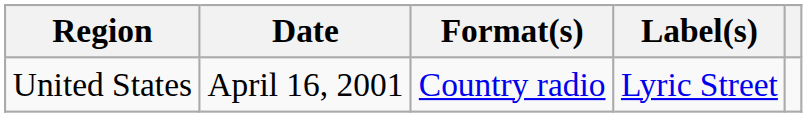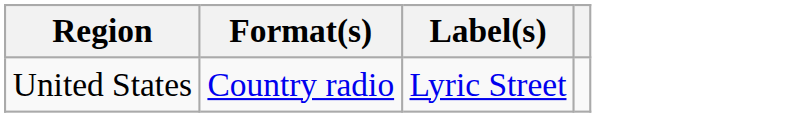- column: (305, 31)
